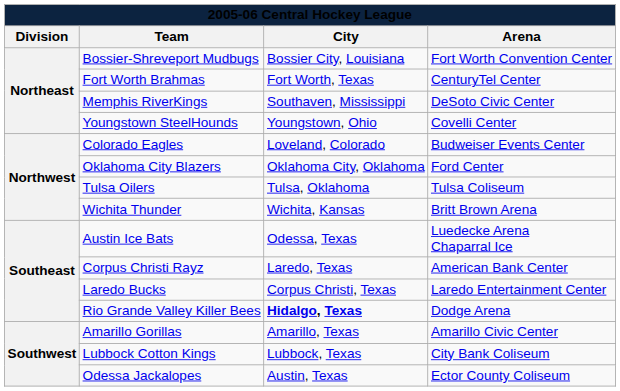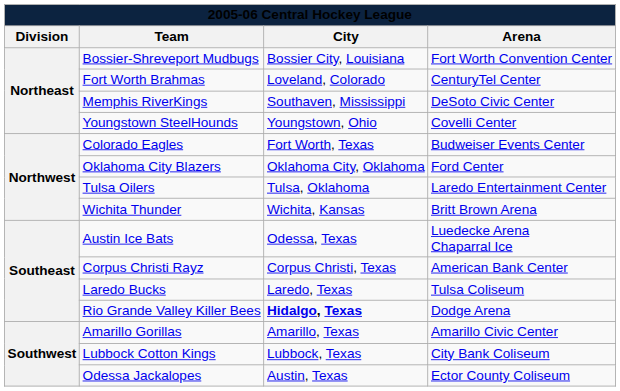(320, 79) Fort Worth, Texas -> (326, 79) Loveland, Colorado
(326, 144) Loveland, Colorado -> (320, 144) Fort Worth, Texas
(478, 187) Tulsa Coliseum -> (519, 187) Laredo Entertainment Center
(310, 267) Laredo, Texas -> (331, 267) Corpus Christi, Texas
(331, 289) Corpus Christi, Texas -> (310, 289) Laredo, Texas
(519, 289) Laredo Entertainment Center -> (478, 289) Tulsa Coliseum
